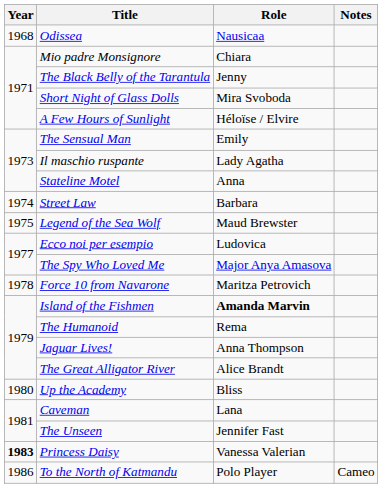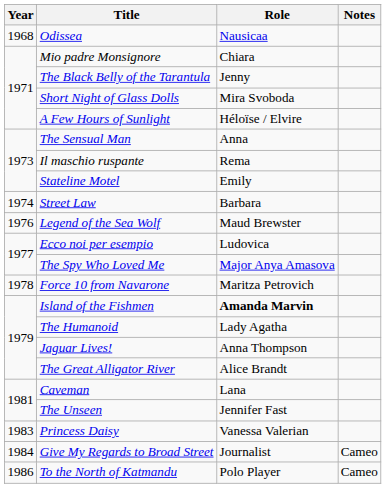(232, 139) Emily -> (234, 139) Anna
(250, 160) Lady Agatha -> (235, 160) Rema
(230, 181) Anna -> (236, 181) Emily
(21, 222) 1975 -> (21, 222) 1976
(231, 327) Rema -> (253, 327) Lady Agatha
- row: (83, 389)
(21, 451) bold -> (21, 431) normal
+ row: (127, 451)
